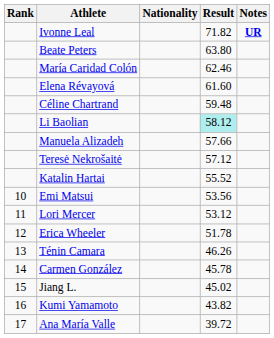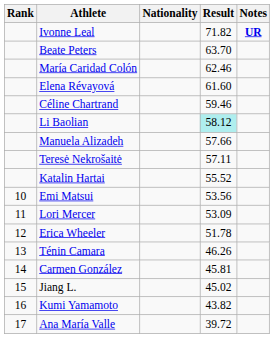(218, 50) 63.80 -> (218, 50) 63.70
(218, 104) 59.48 -> (218, 104) 59.46
(218, 159) 57.12 -> (218, 159) 57.11
(218, 214) 53.12 -> (218, 214) 53.09
(218, 269) 45.78 -> (218, 269) 45.81
